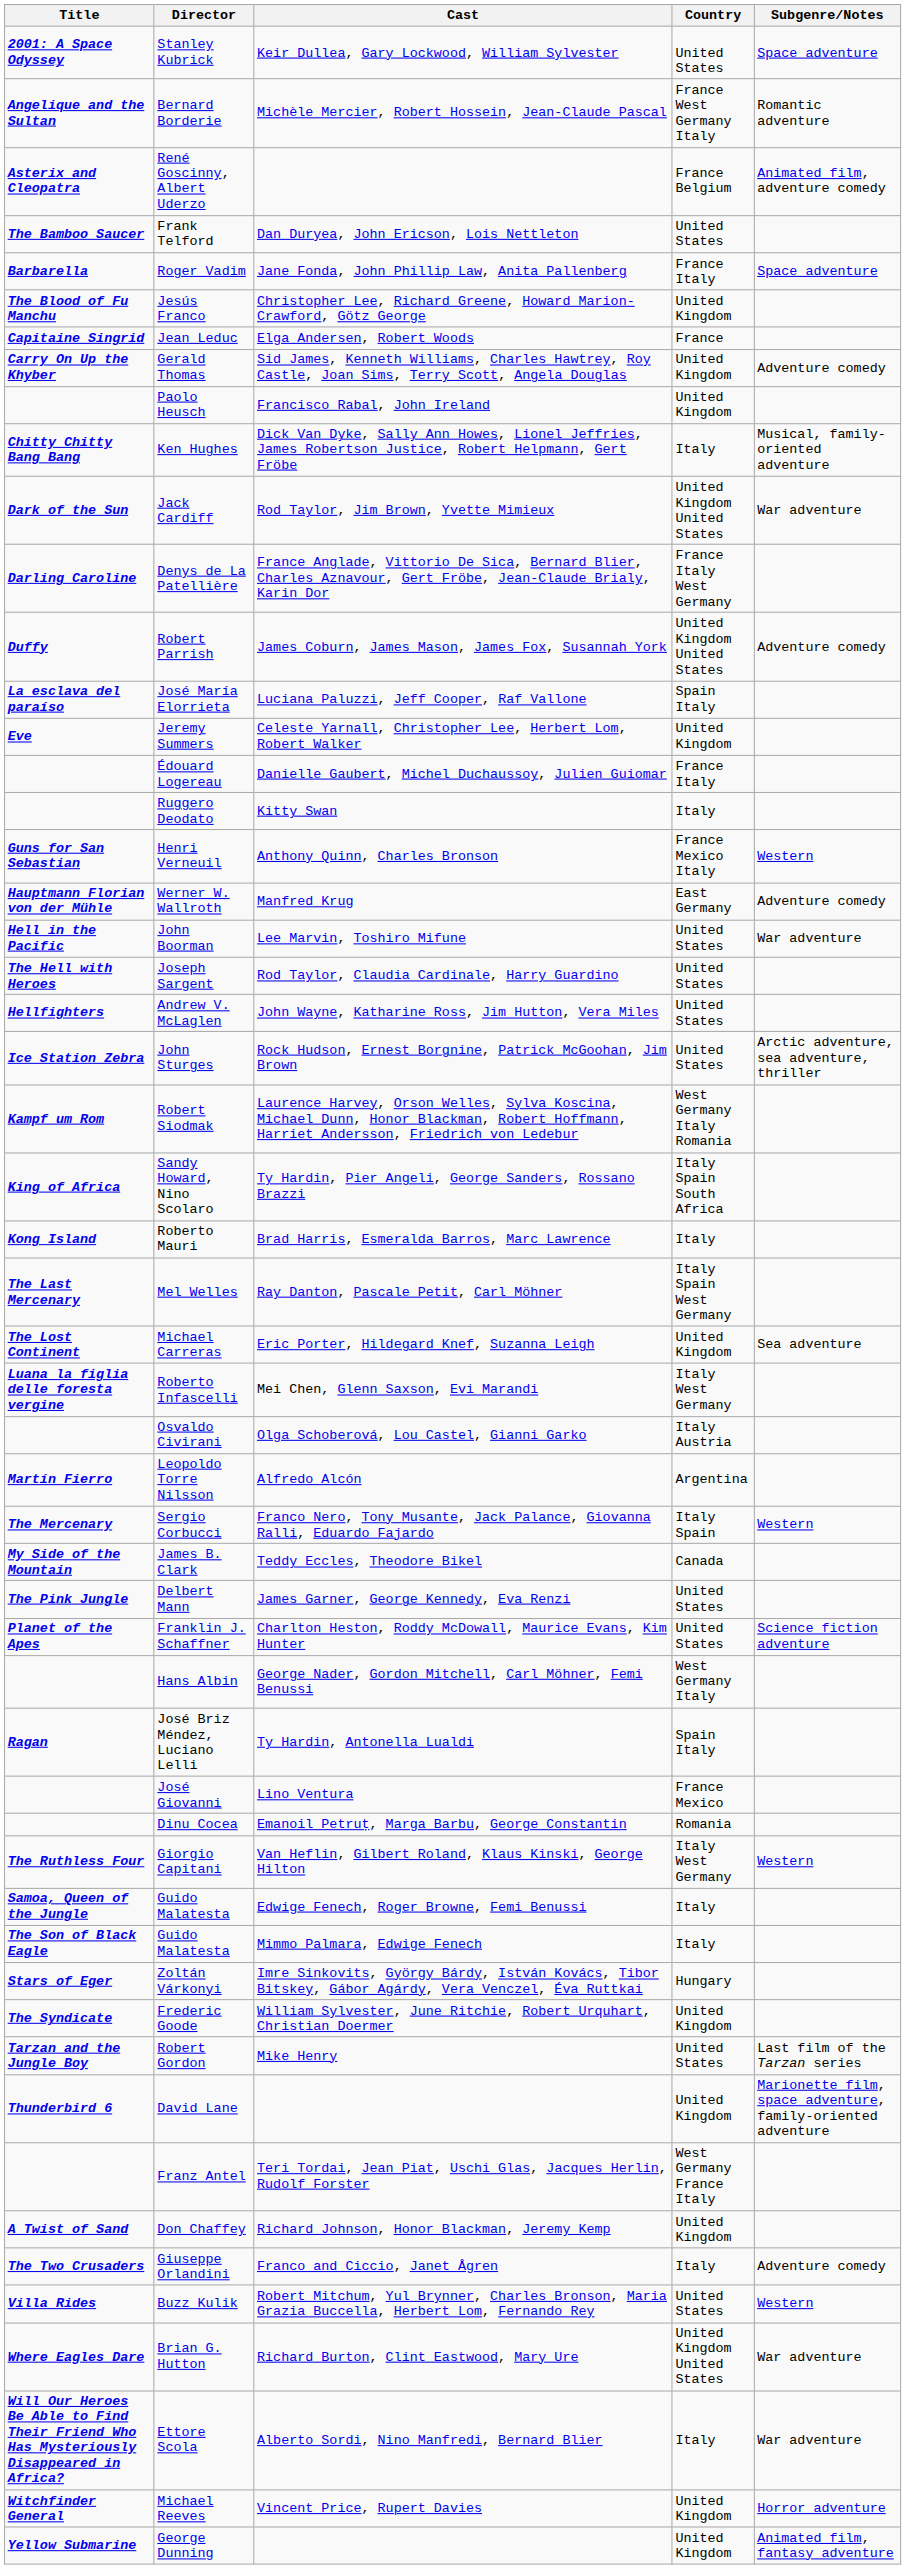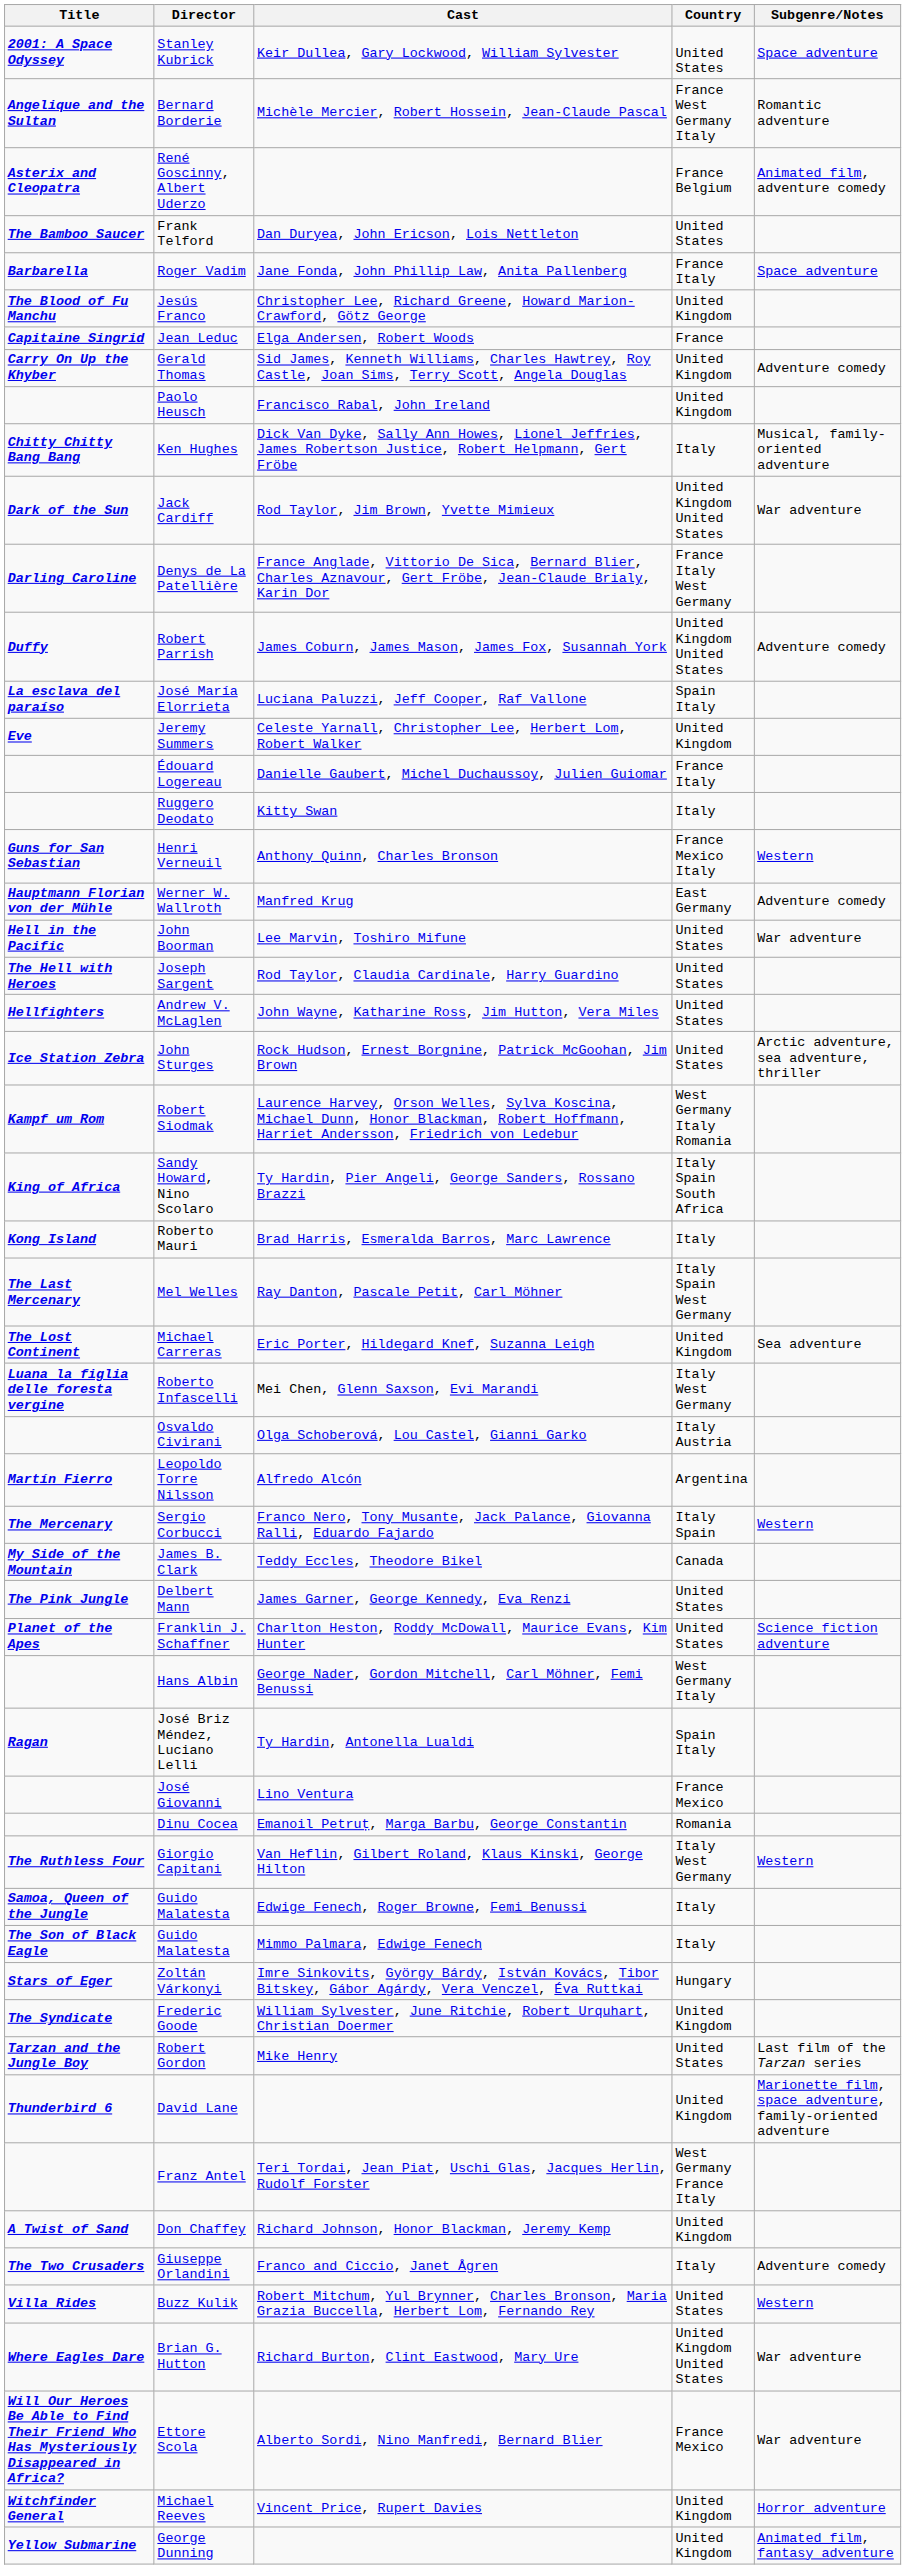(695, 2440) Italy -> (700, 2440) France Mexico
